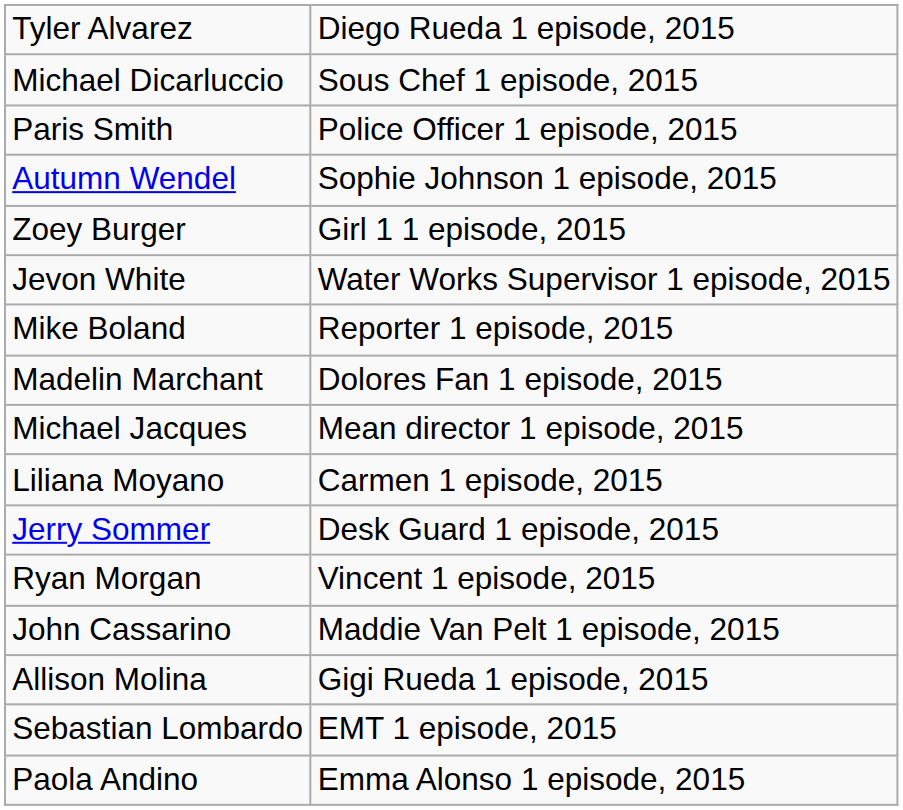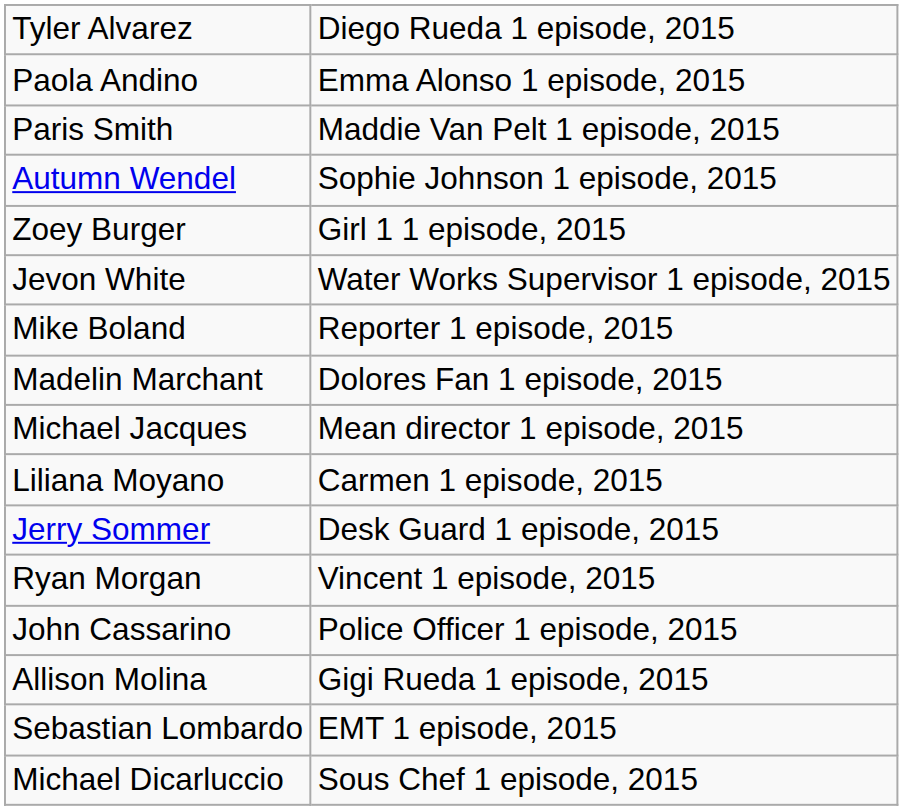rows swapped: (105, 779) <-> (148, 79)
(528, 129) Police Officer 1 episode, 2015 -> (549, 129) Maddie Van Pelt 1 episode, 2015
(549, 629) Maddie Van Pelt 1 episode, 2015 -> (528, 629) Police Officer 1 episode, 2015
